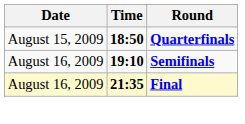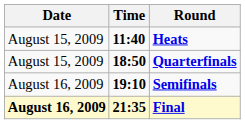+ row: (170, 38)
(56, 84) normal -> (57, 107) bold
